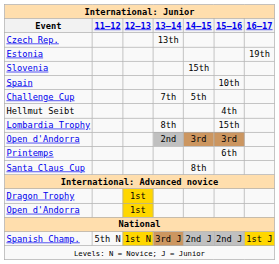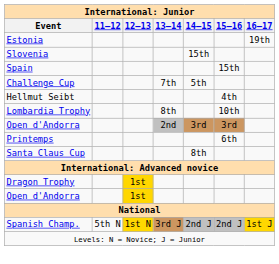- row: (33, 40)
(229, 82) 10th -> (229, 68) 15th
(229, 125) 15th -> (229, 111) 10th
